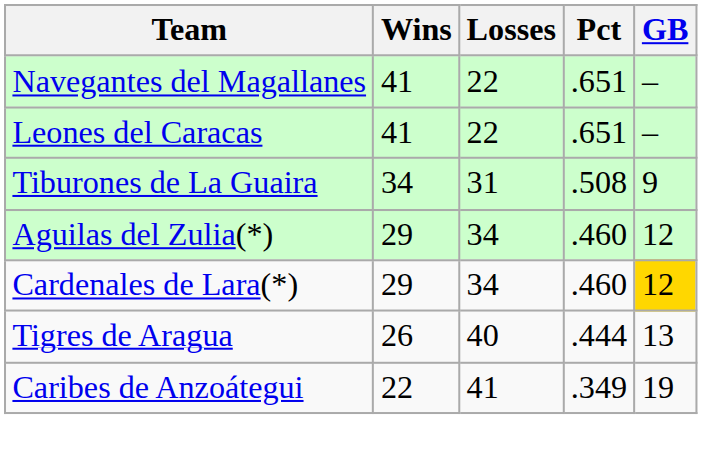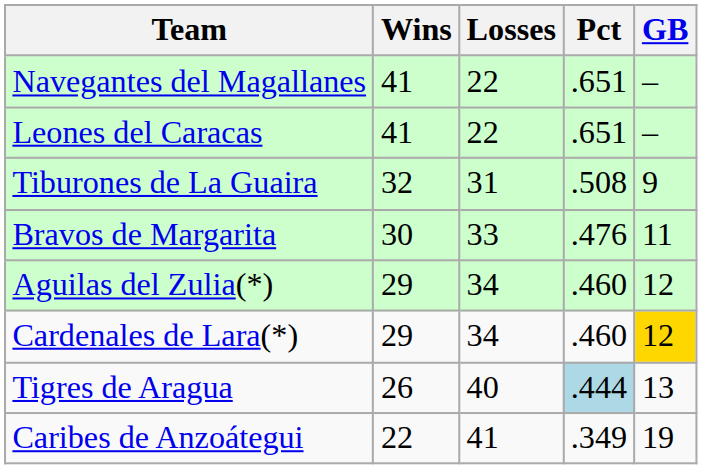(397, 183) 34 -> (397, 183) 32
+ row: (144, 234)
(599, 336) no background -> (599, 387) lightblue background
